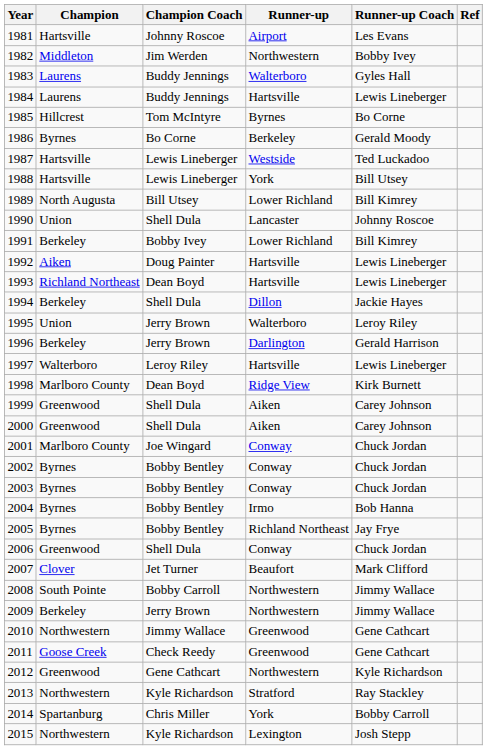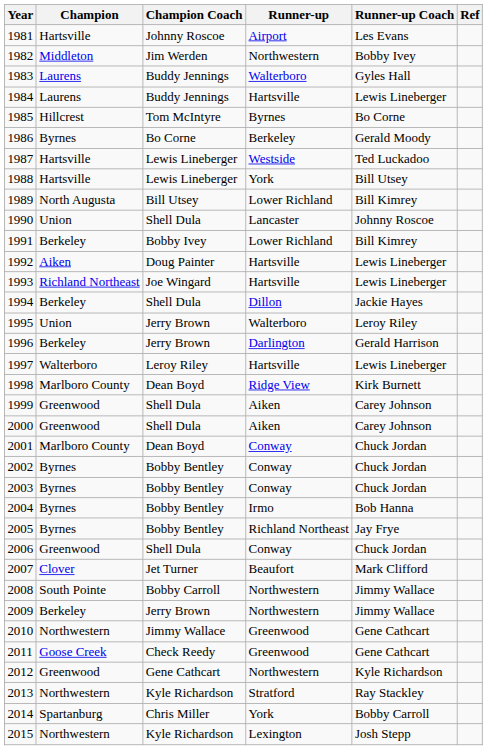(175, 281) Dean Boyd -> (178, 281) Joe Wingard
(178, 446) Joe Wingard -> (175, 446) Dean Boyd
